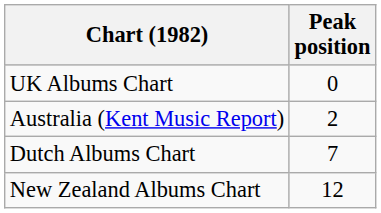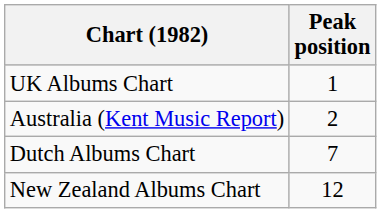(333, 82) 0 -> (333, 82) 1
